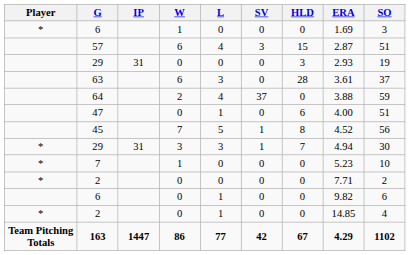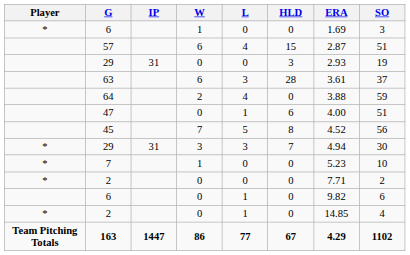- column: (262, 12)
